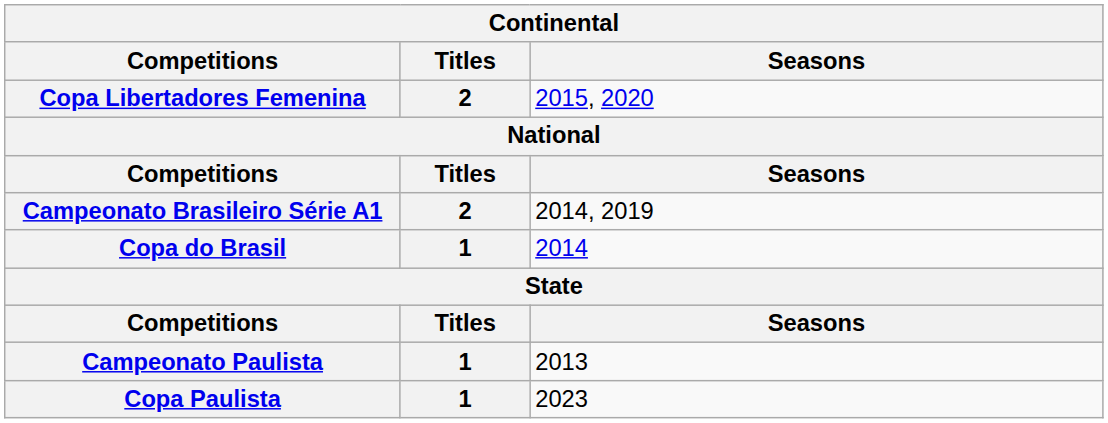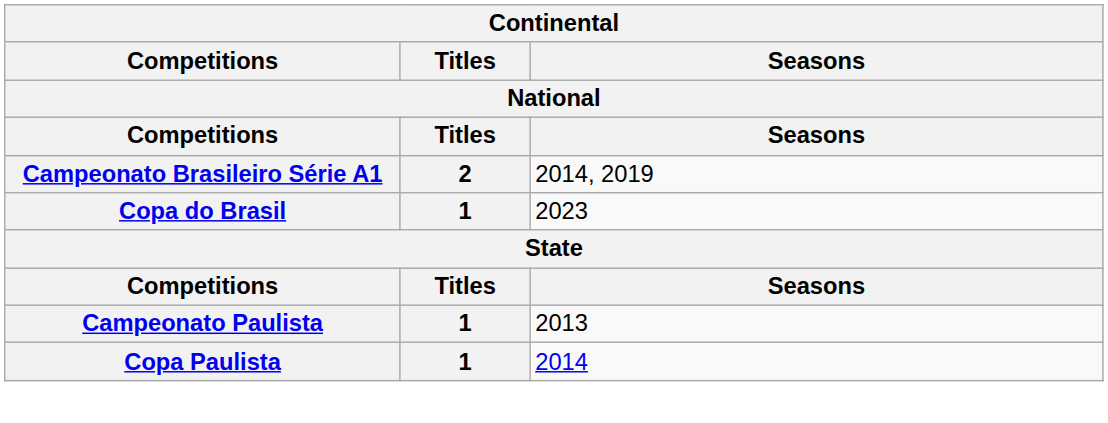- row: (203, 98)
(562, 248) 2014 -> (562, 211) 2023
(562, 398) 2023 -> (562, 361) 2014
